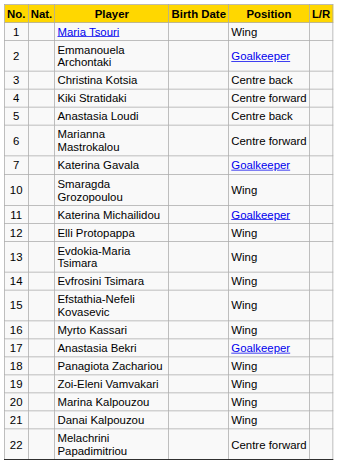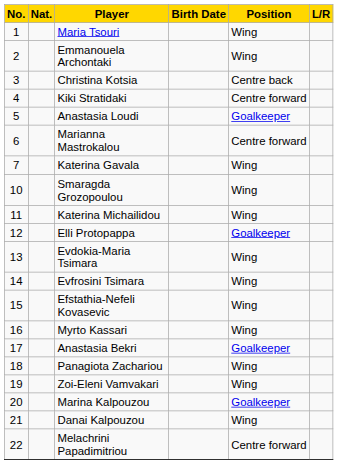(261, 56) Goalkeeper -> (244, 56) Wing
(262, 117) Centre back -> (261, 117) Goalkeeper
(261, 165) Goalkeeper -> (244, 165) Wing
(261, 214) Goalkeeper -> (244, 214) Wing
(244, 232) Wing -> (261, 232) Goalkeeper
(244, 402) Wing -> (261, 402) Goalkeeper
